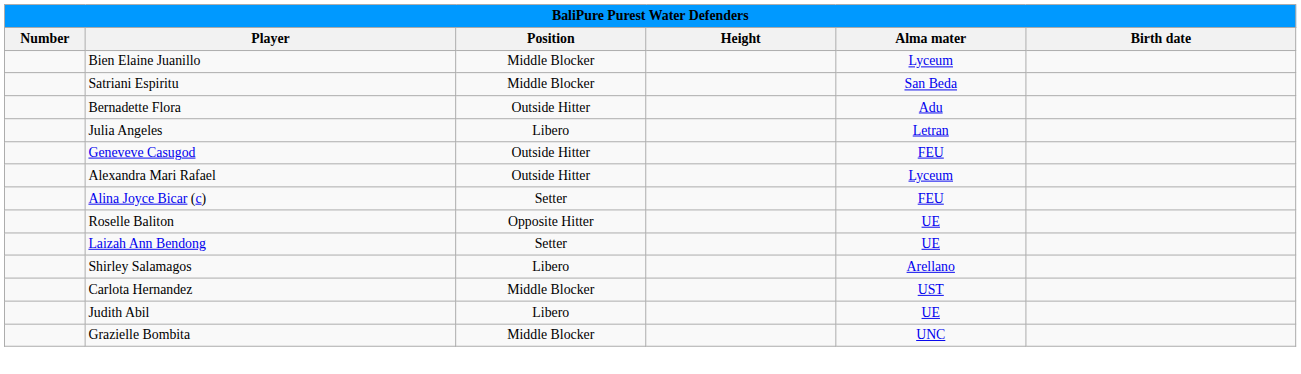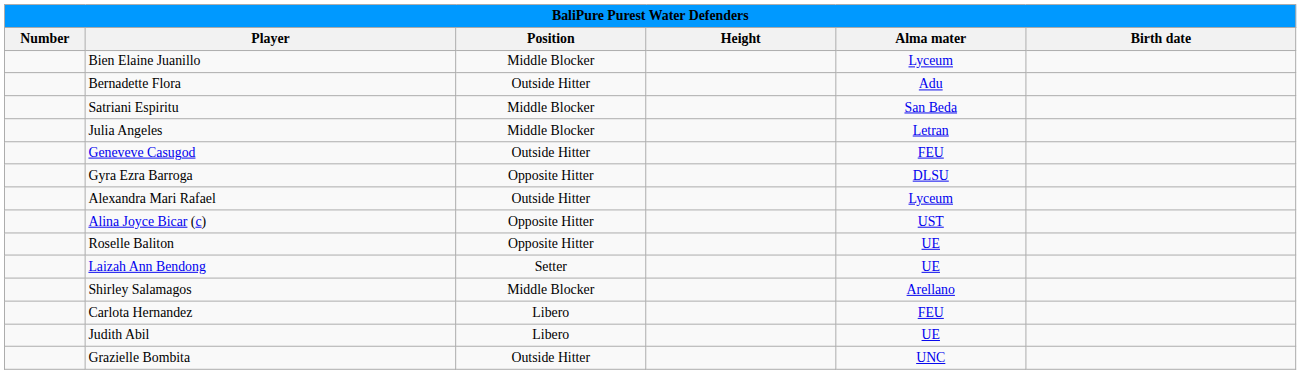rows swapped: (134, 84) <-> (135, 107)
(551, 130) Libero -> (551, 130) Middle Blocker
+ row: (141, 175)
(551, 198) Setter -> (551, 221) Opposite Hitter
(931, 198) FEU -> (931, 221) UST
(551, 267) Libero -> (551, 289) Middle Blocker
(551, 289) Middle Blocker -> (551, 312) Libero
(931, 289) UST -> (931, 312) FEU
(551, 335) Middle Blocker -> (551, 358) Outside Hitter
